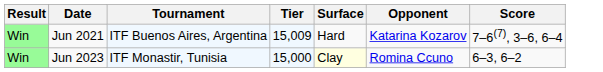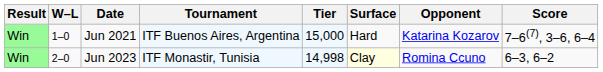+ column: (65, 14)
(292, 36) 15,009 -> (325, 36) 15,000
(292, 58) 15,000 -> (325, 58) 14,998
